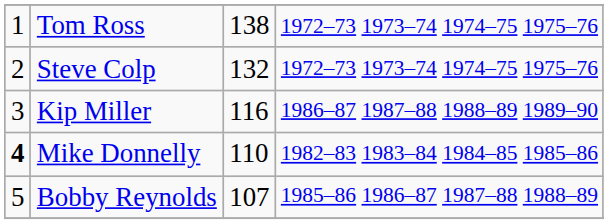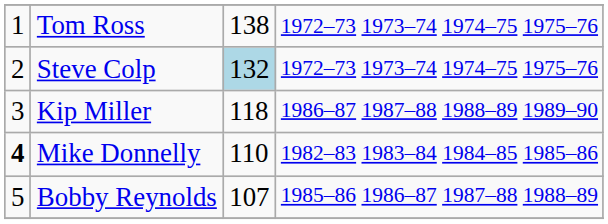(249, 68) no background -> (249, 68) lightblue background
(249, 111) 116 -> (249, 111) 118
